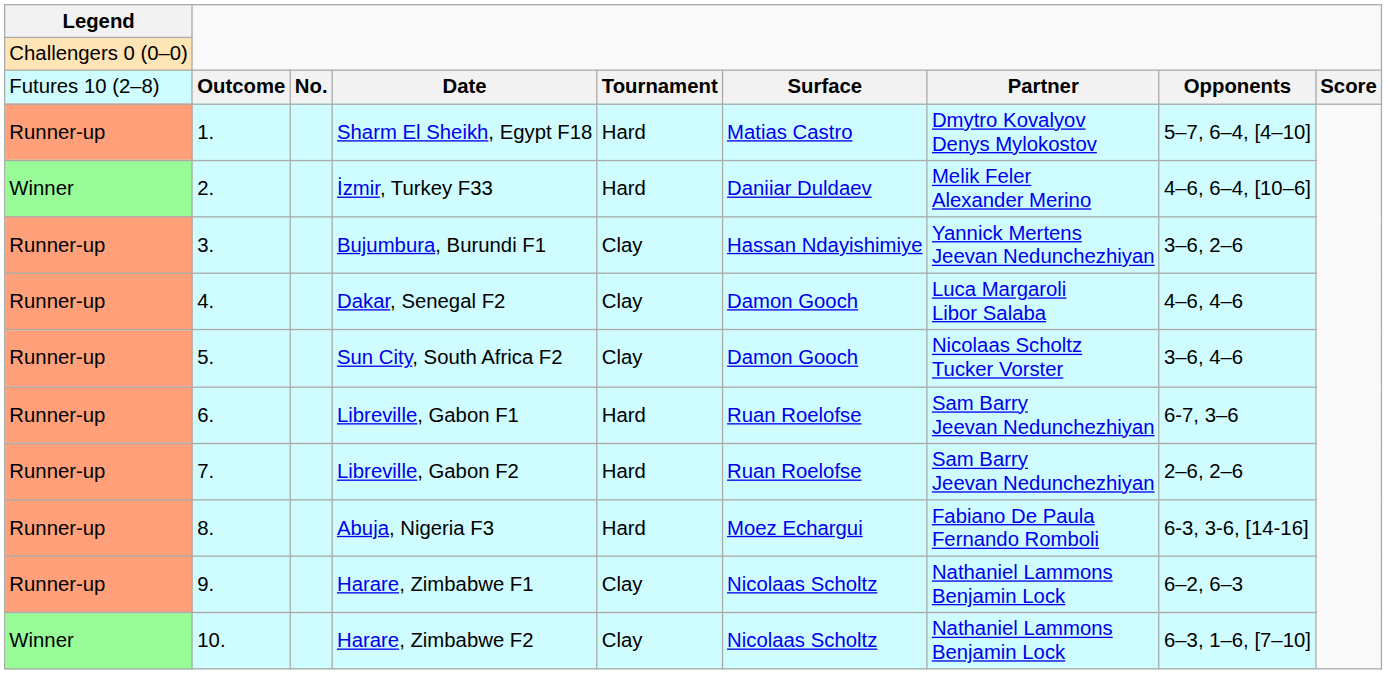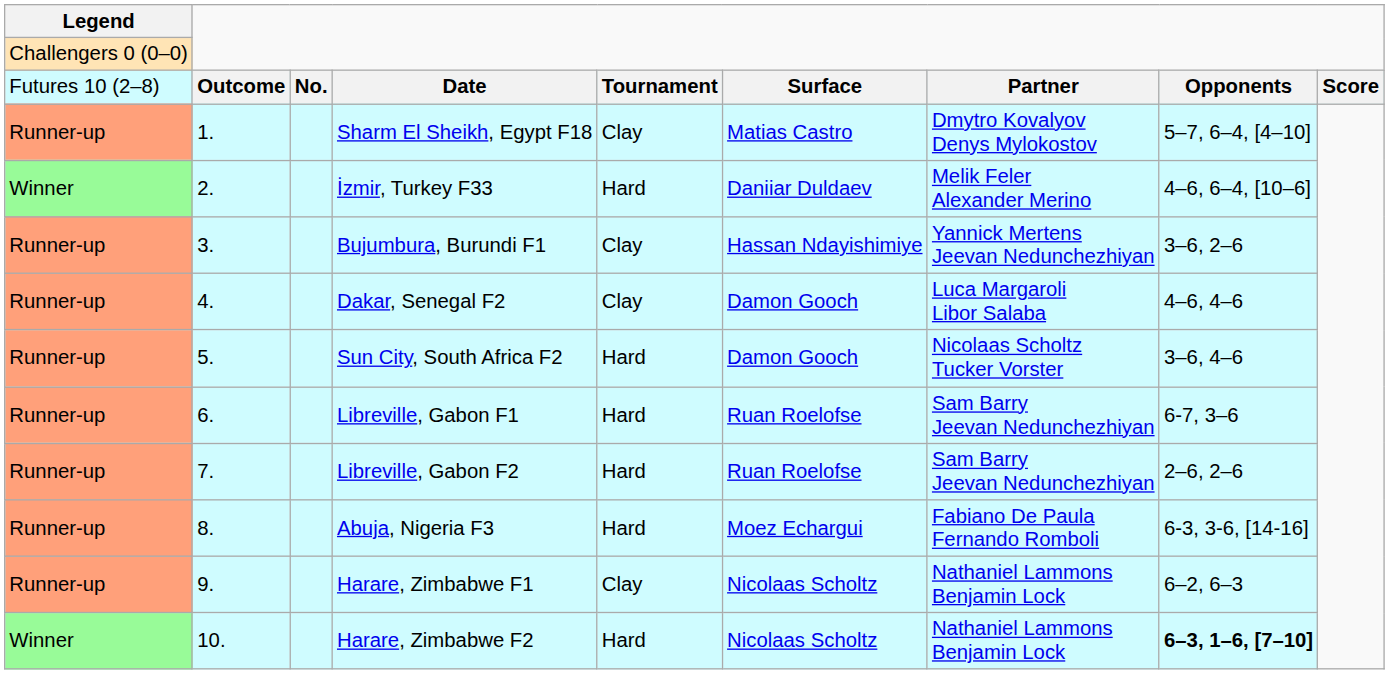(624, 131) Hard -> (622, 131) Clay
(622, 357) Clay -> (624, 357) Hard
(622, 640) Clay -> (624, 640) Hard
(1237, 640) normal -> (1239, 640) bold
